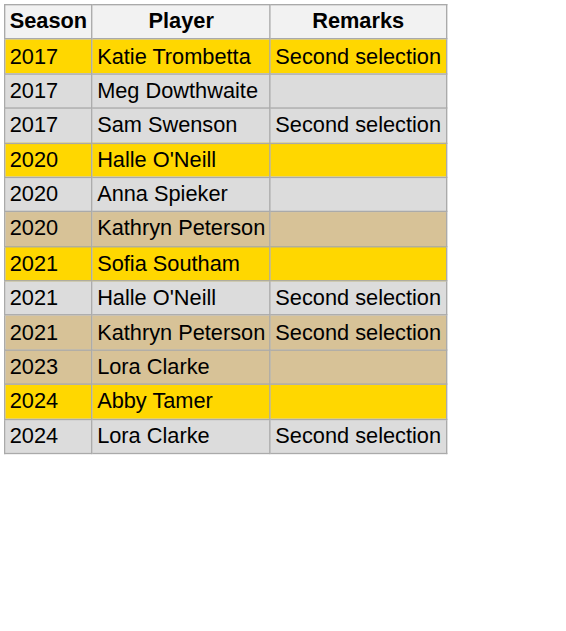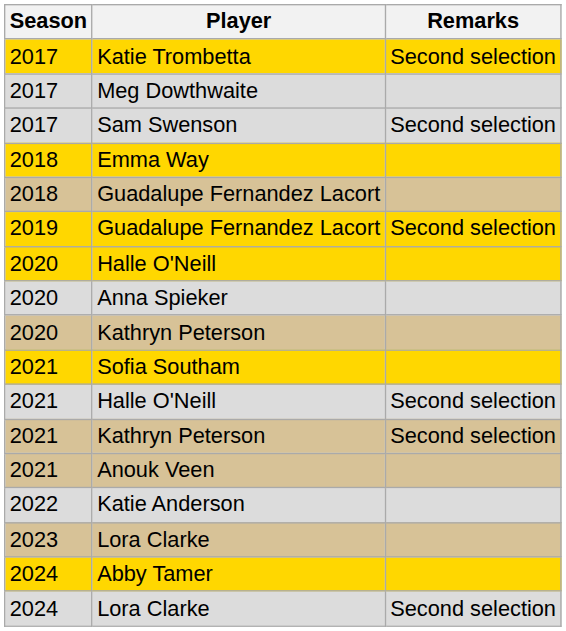+ row: (34, 159)
+ row: (34, 194)
+ row: (34, 228)
+ row: (34, 470)
+ row: (34, 504)
